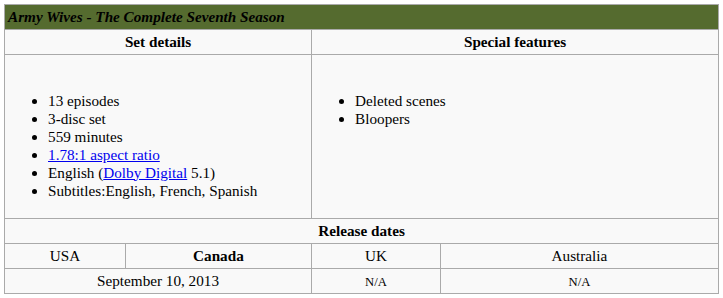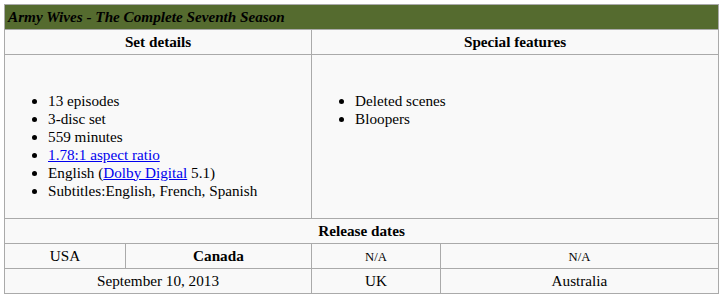(376, 255) UK -> (376, 257) N/A
(579, 255) Australia -> (579, 257) N/A
(376, 282) N/A -> (376, 280) UK
(579, 282) N/A -> (579, 280) Australia
